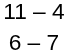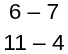rows swapped: (34, 42) <-> (34, 11)
